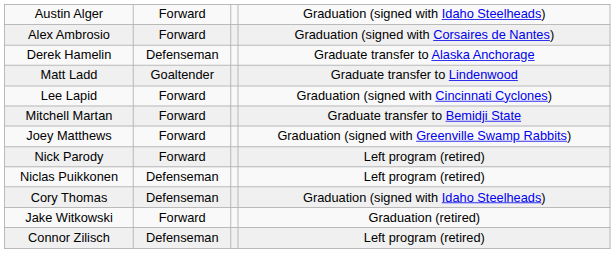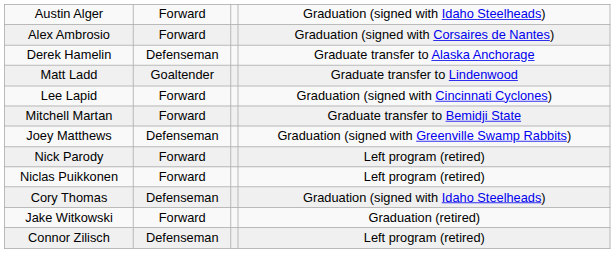(182, 136) Forward -> (182, 136) Defenseman
(182, 177) Defenseman -> (182, 177) Forward
